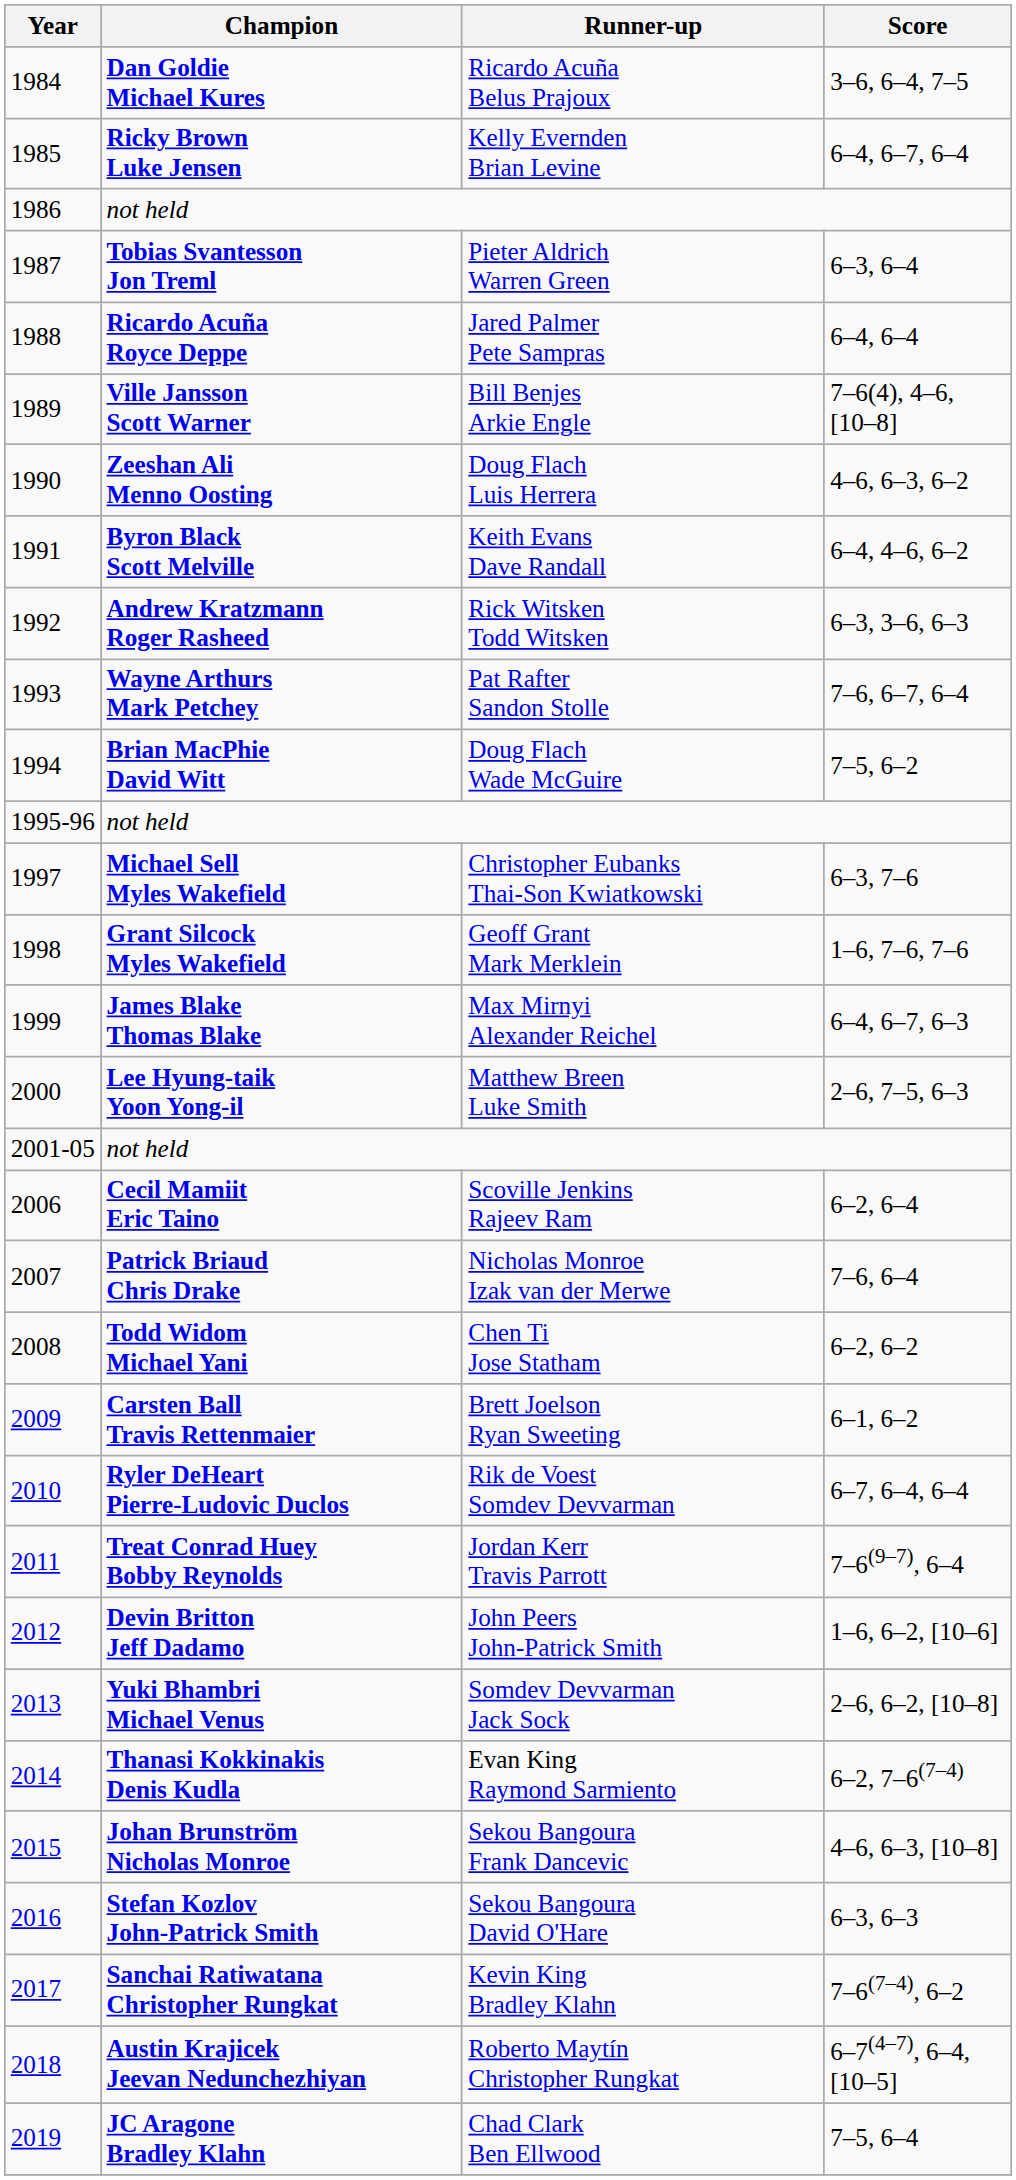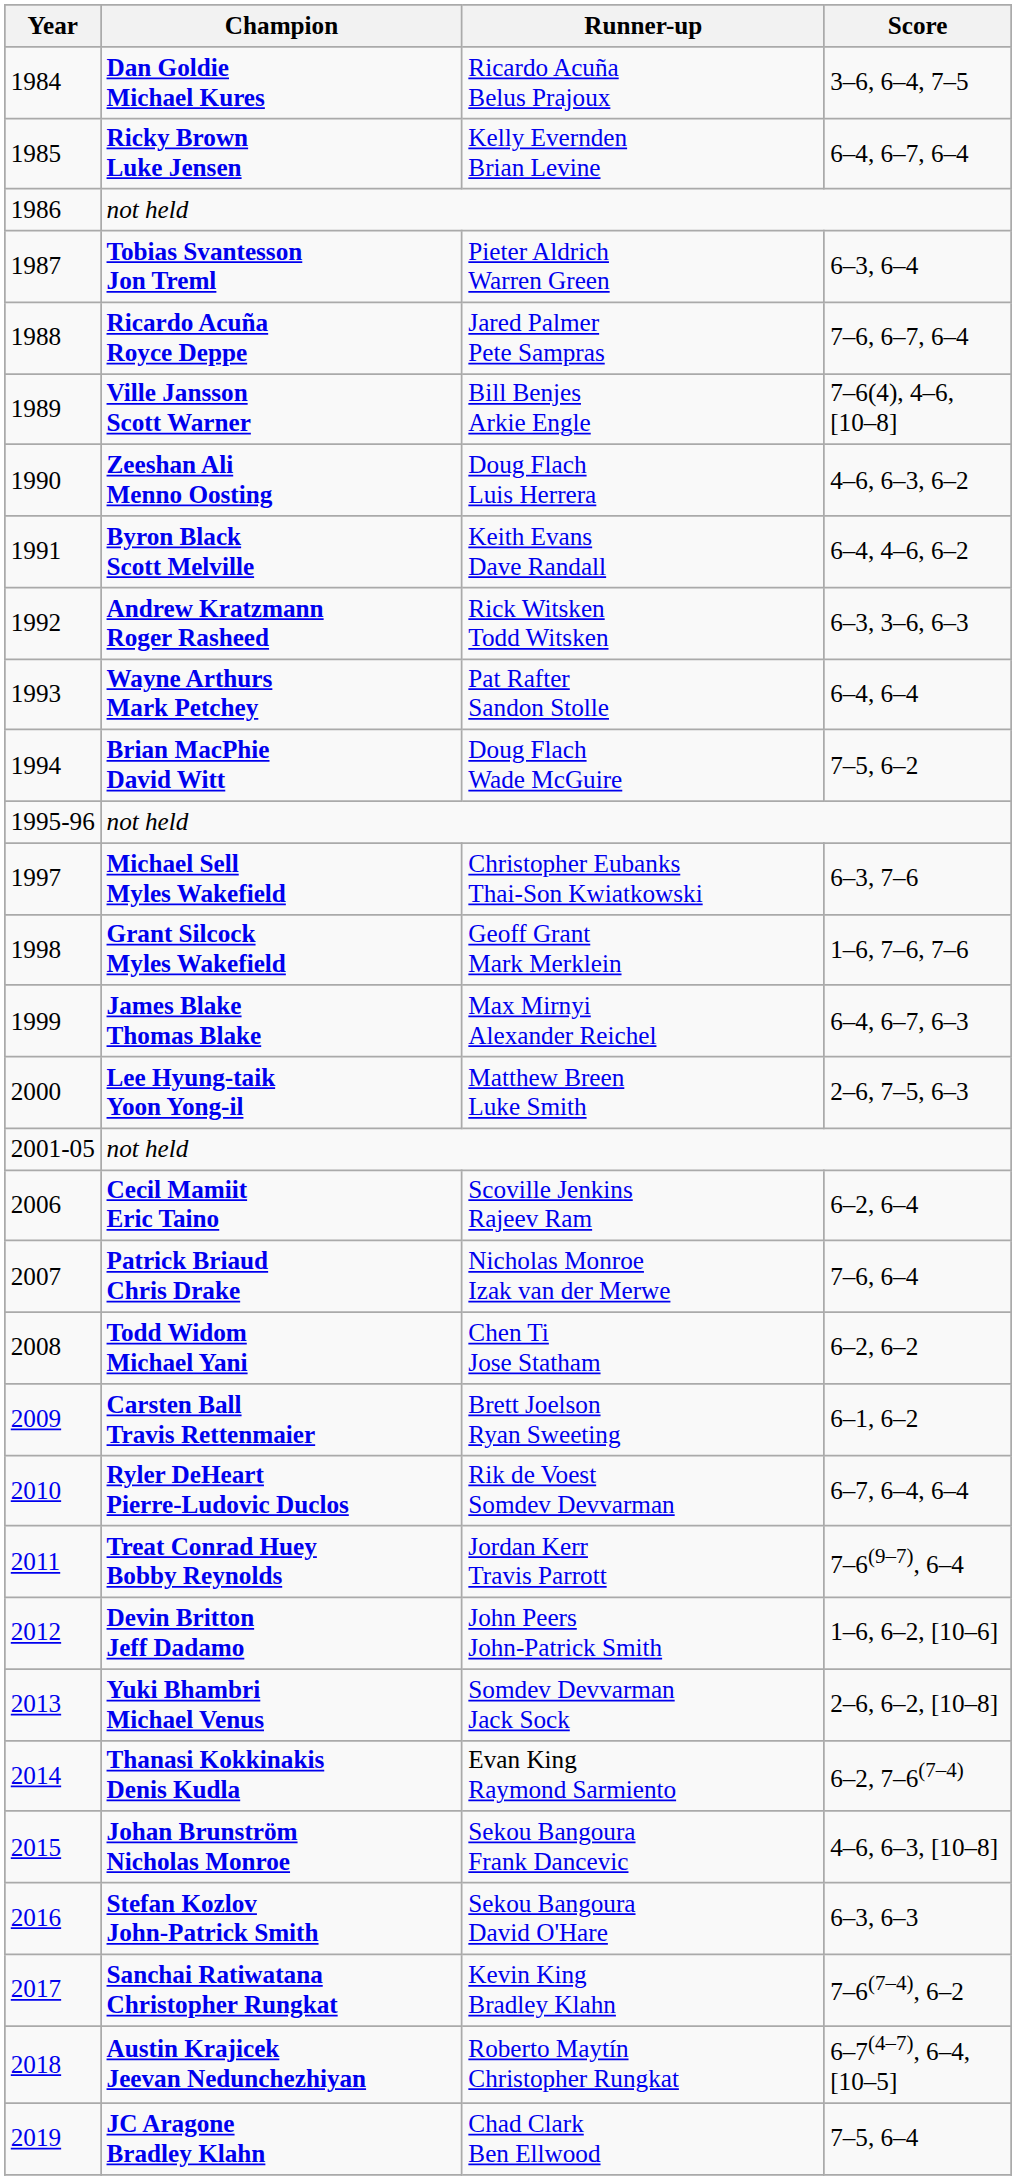(874, 337) 6–4, 6–4 -> (899, 337) 7–6, 6–7, 6–4
(899, 694) 7–6, 6–7, 6–4 -> (874, 694) 6–4, 6–4
